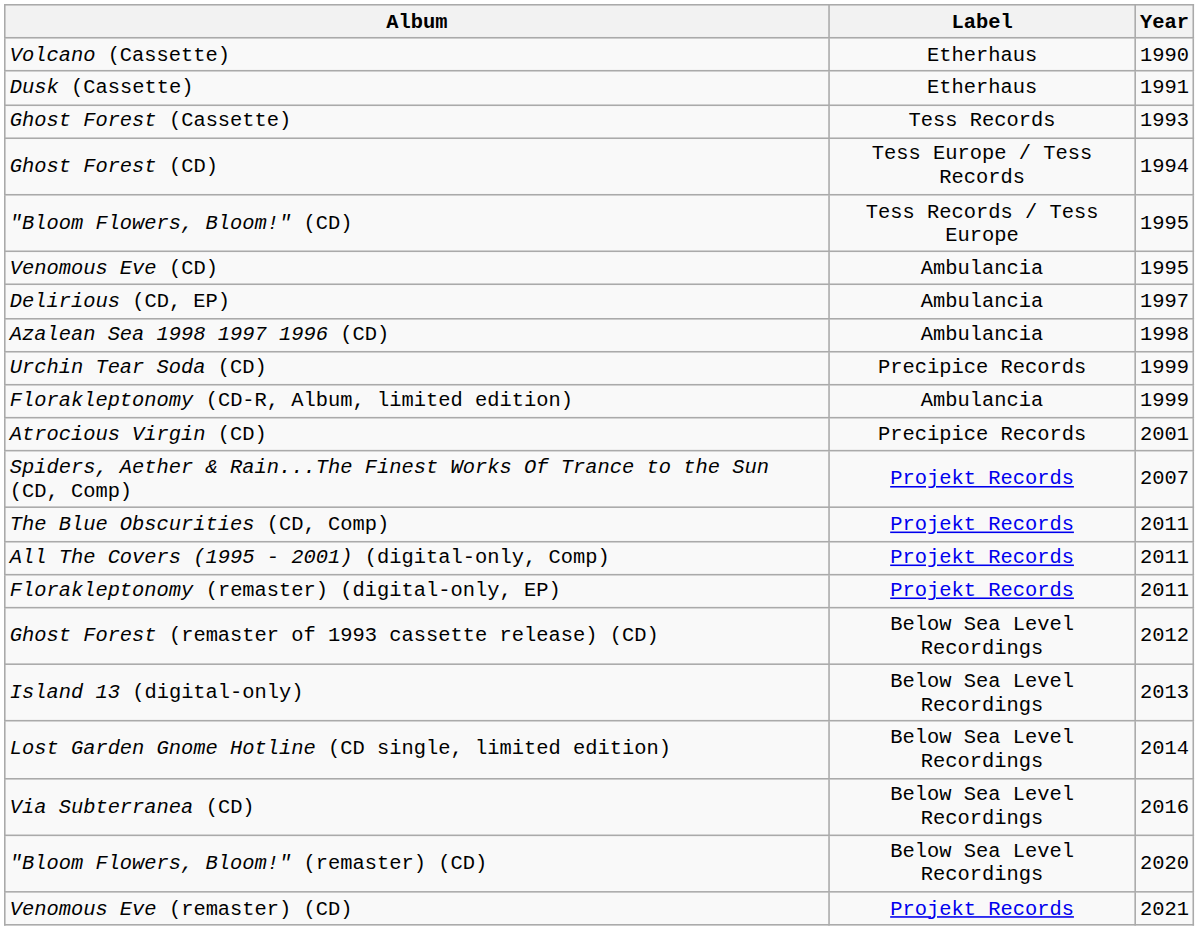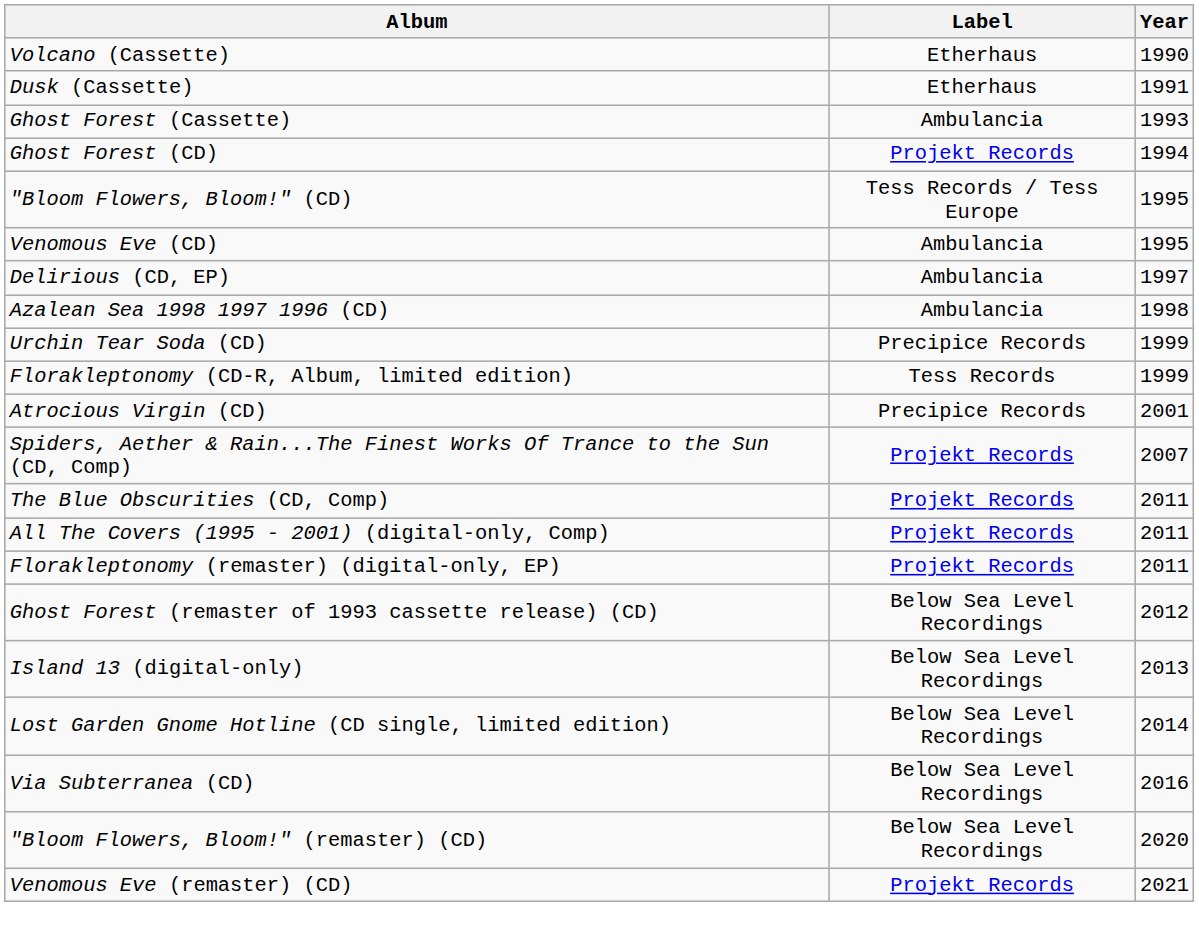(982, 121) Tess Records -> (982, 121) Ambulancia
(982, 166) Tess Europe / Tess Records -> (982, 154) Projekt Records
(982, 401) Ambulancia -> (982, 378) Tess Records
